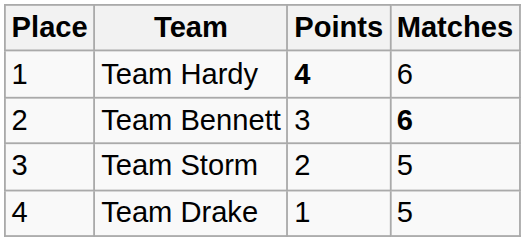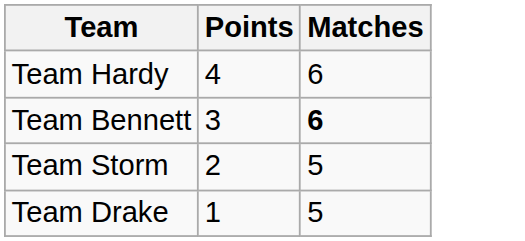- column: (50, 27)
(302, 73) bold -> (213, 73) normal
